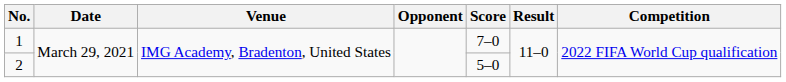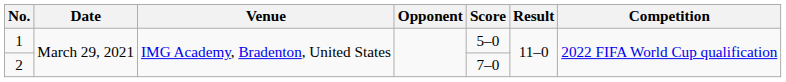(488, 40) 7–0 -> (488, 40) 5–0
(488, 64) 5–0 -> (488, 64) 7–0
